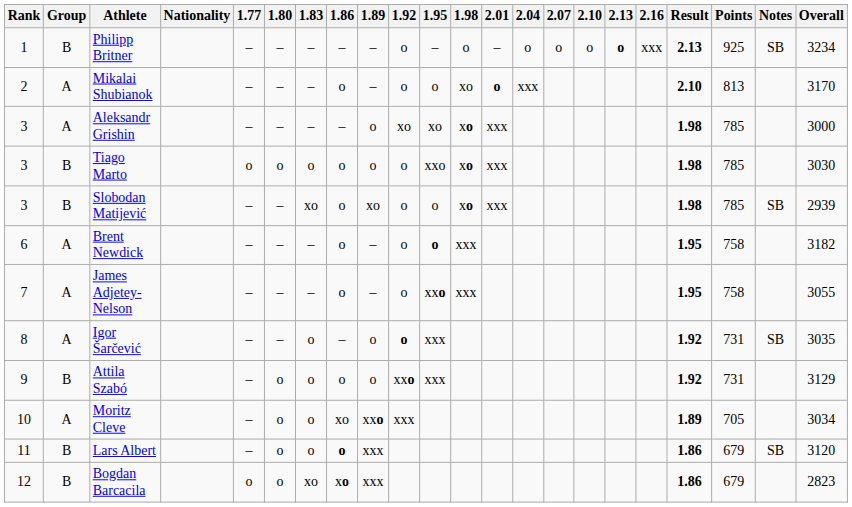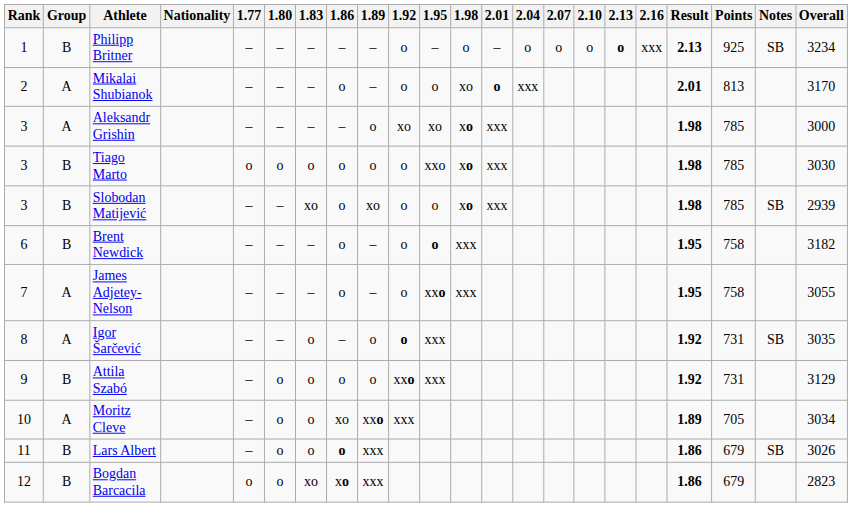(690, 87) 2.10 -> (690, 87) 2.01
(67, 245) A -> (67, 245) B
(821, 451) 3120 -> (821, 451) 3026
